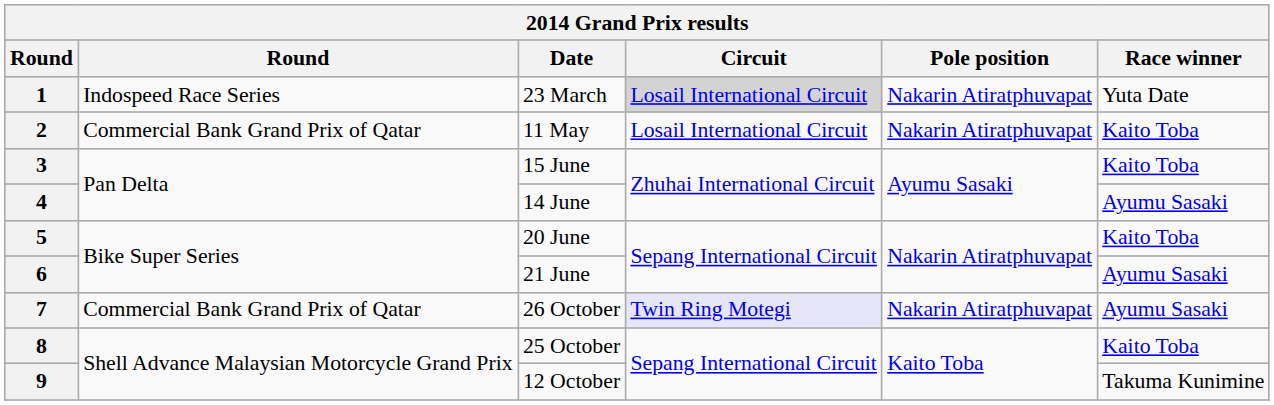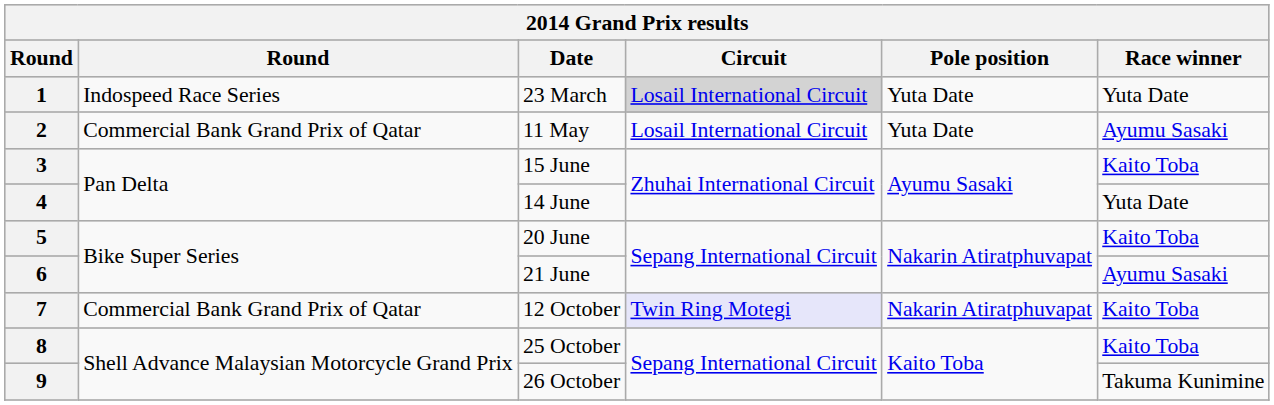(990, 93) Nakarin Atiratphuvapat -> (930, 93) Yuta Date
(990, 129) Nakarin Atiratphuvapat -> (930, 129) Yuta Date
(1151, 129) Kaito Toba -> (1165, 129) Ayumu Sasaki
(1165, 201) Ayumu Sasaki -> (1145, 201) Yuta Date
(572, 309) 26 October -> (572, 309) 12 October
(1165, 309) Ayumu Sasaki -> (1151, 309) Kaito Toba
(572, 381) 12 October -> (572, 381) 26 October
